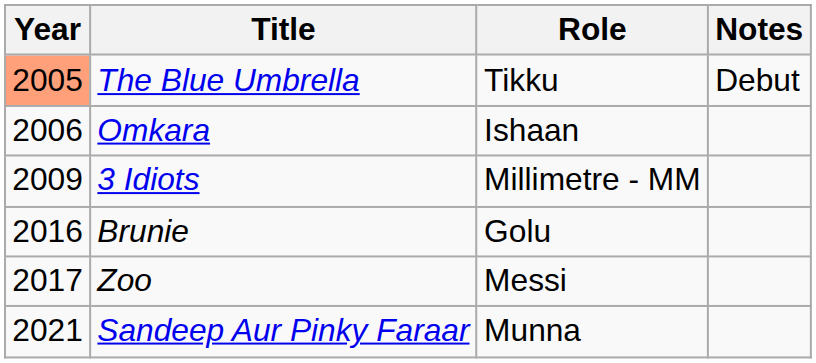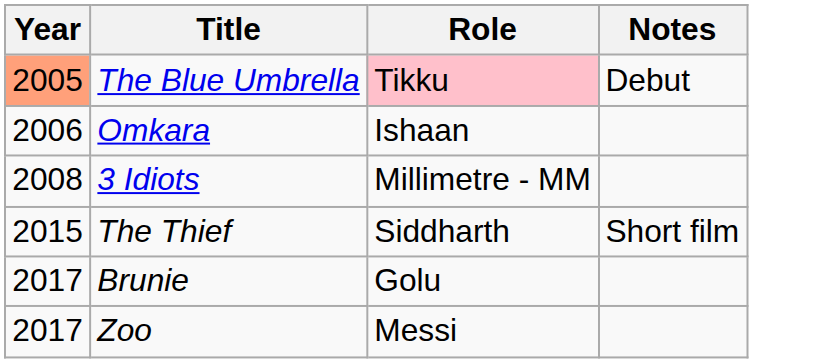(521, 79) no background -> (412, 79) pink background
(48, 180) 2009 -> (48, 180) 2008
+ row: (164, 230)
(48, 230) 2016 -> (48, 280) 2017
- row: (283, 331)
